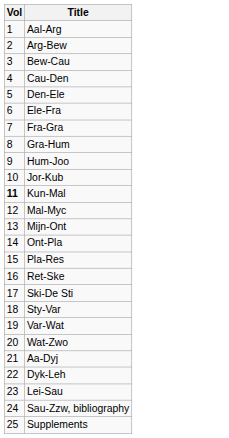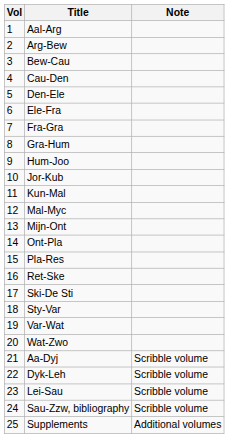+ column: (178, 12)
(12, 194) bold -> (12, 194) normal
